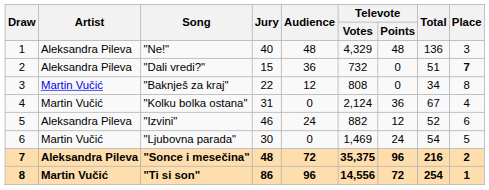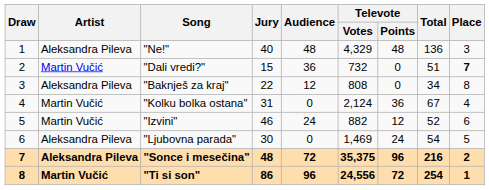(86, 67) Aleksandra Pileva -> (72, 67) Martin Vučić
(72, 85) Martin Vučić -> (86, 85) Aleksandra Pileva
(86, 121) Aleksandra Pileva -> (72, 121) Martin Vučić
(72, 139) Martin Vučić -> (86, 139) Aleksandra Pileva
(358, 175) 14,556 -> (358, 175) 24,556
